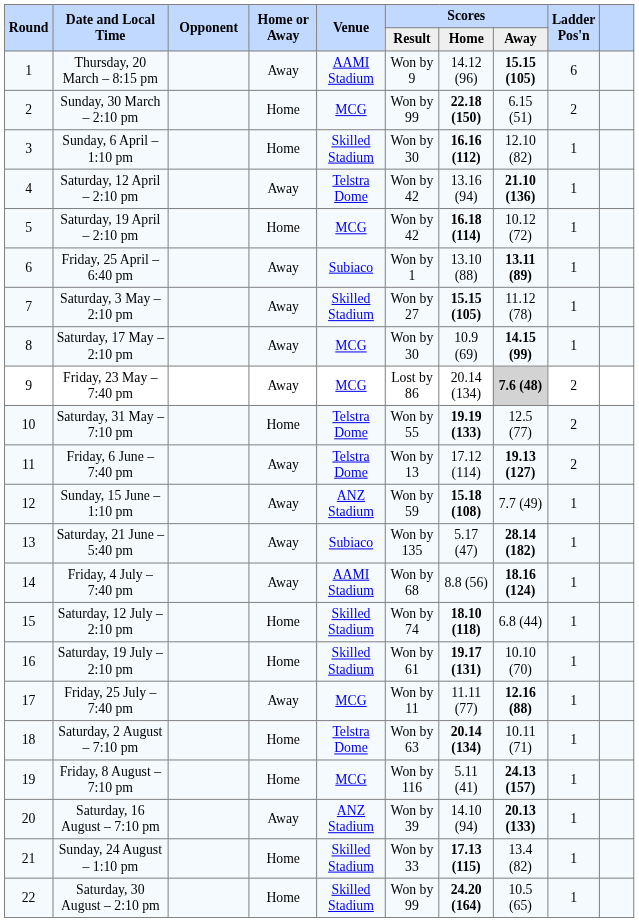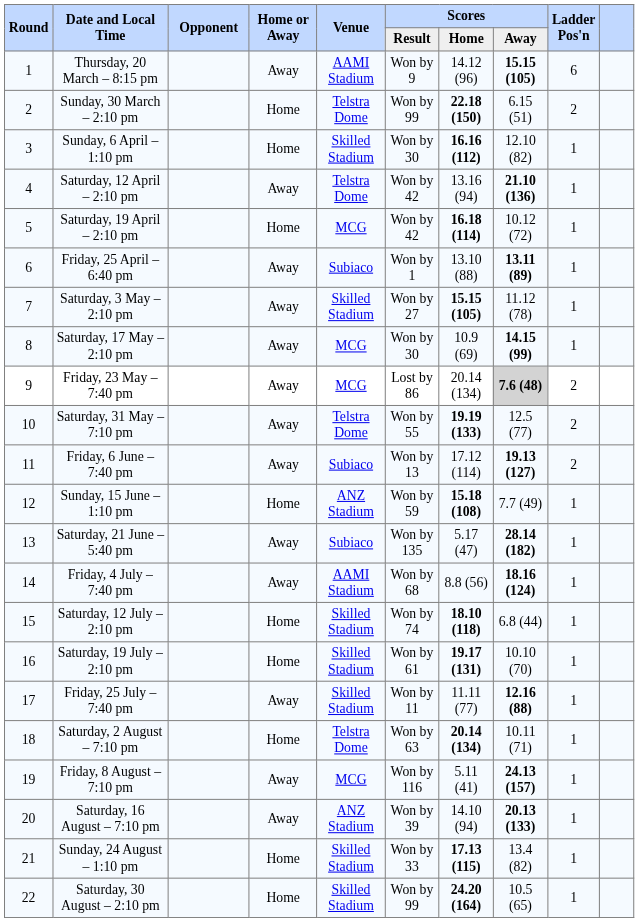(351, 110) MCG -> (351, 110) Telstra Dome
(283, 425) Home -> (283, 425) Away
(351, 464) Telstra Dome -> (351, 464) Subiaco
(283, 503) Away -> (283, 503) Home
(351, 700) MCG -> (351, 700) Skilled Stadium
(283, 779) Home -> (283, 779) Away
